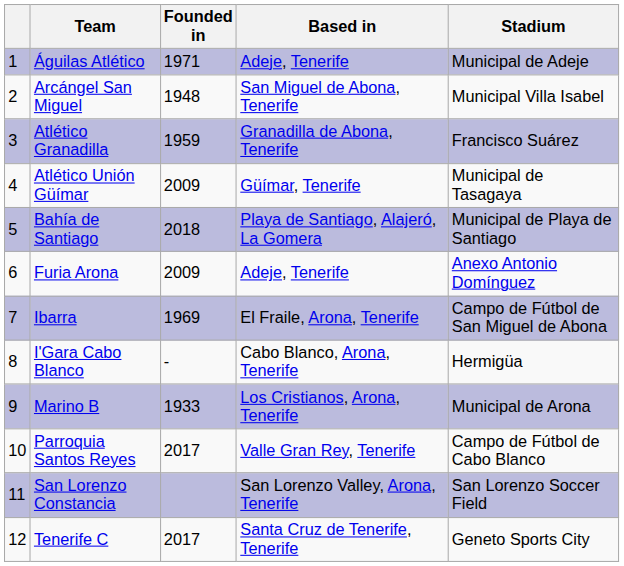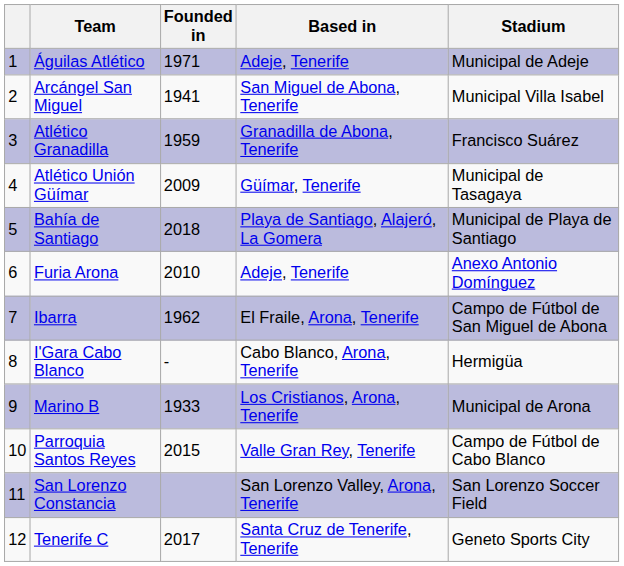(182, 96) 1948 -> (182, 96) 1941
(182, 273) 2009 -> (182, 273) 2010
(182, 317) 1969 -> (182, 317) 1962
(182, 450) 2017 -> (182, 450) 2015
